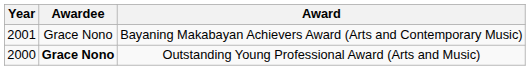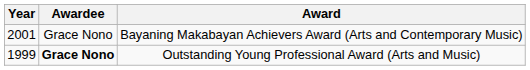(22, 55) 2000 -> (22, 55) 1999
